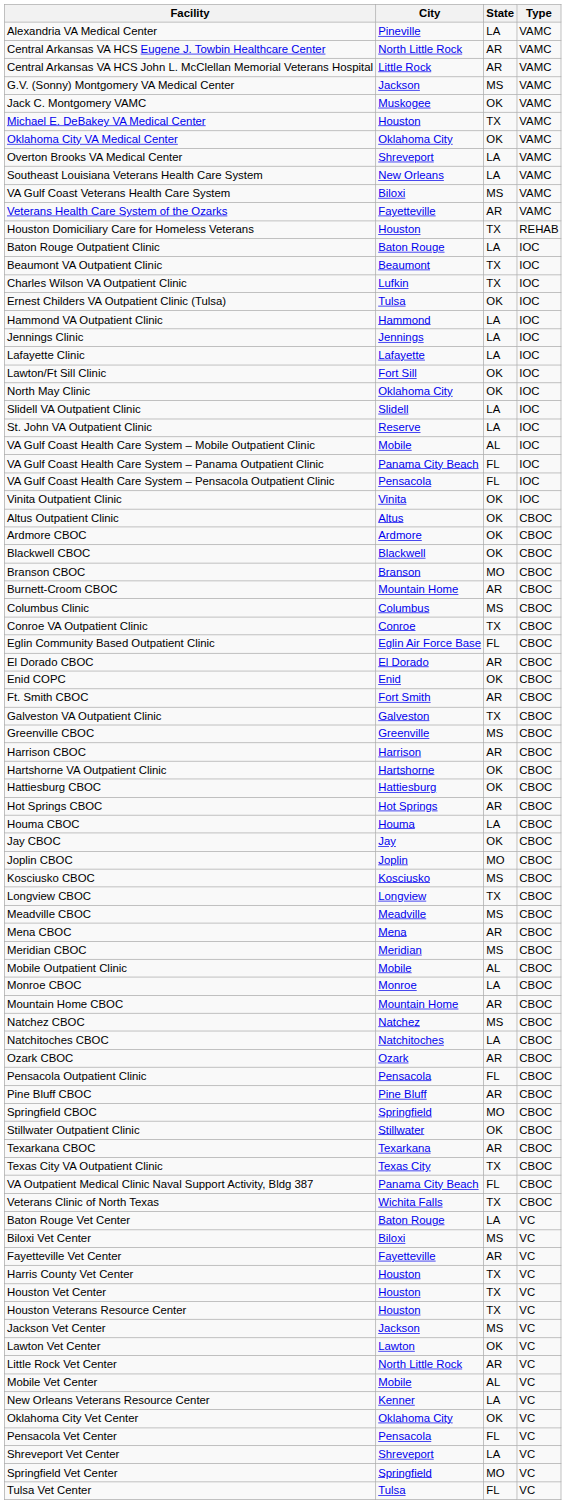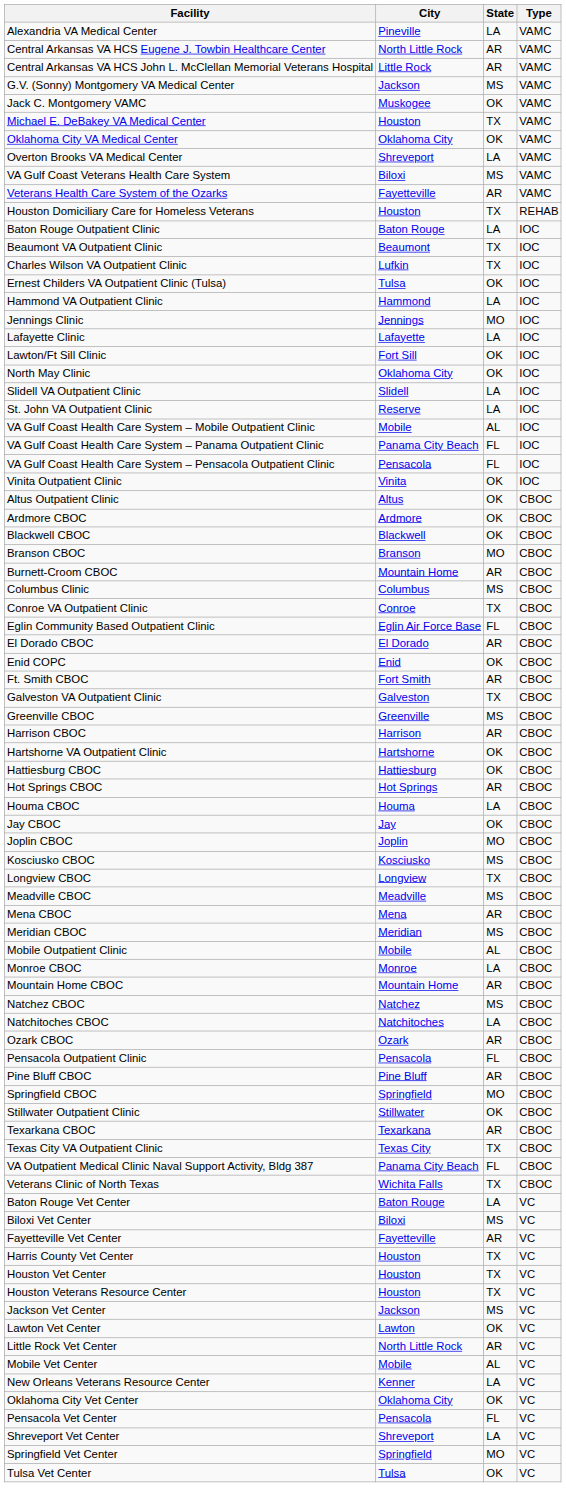- row: (135, 175)
(493, 337) LA -> (496, 319) MO
(493, 1490) FL -> (495, 1472) OK
